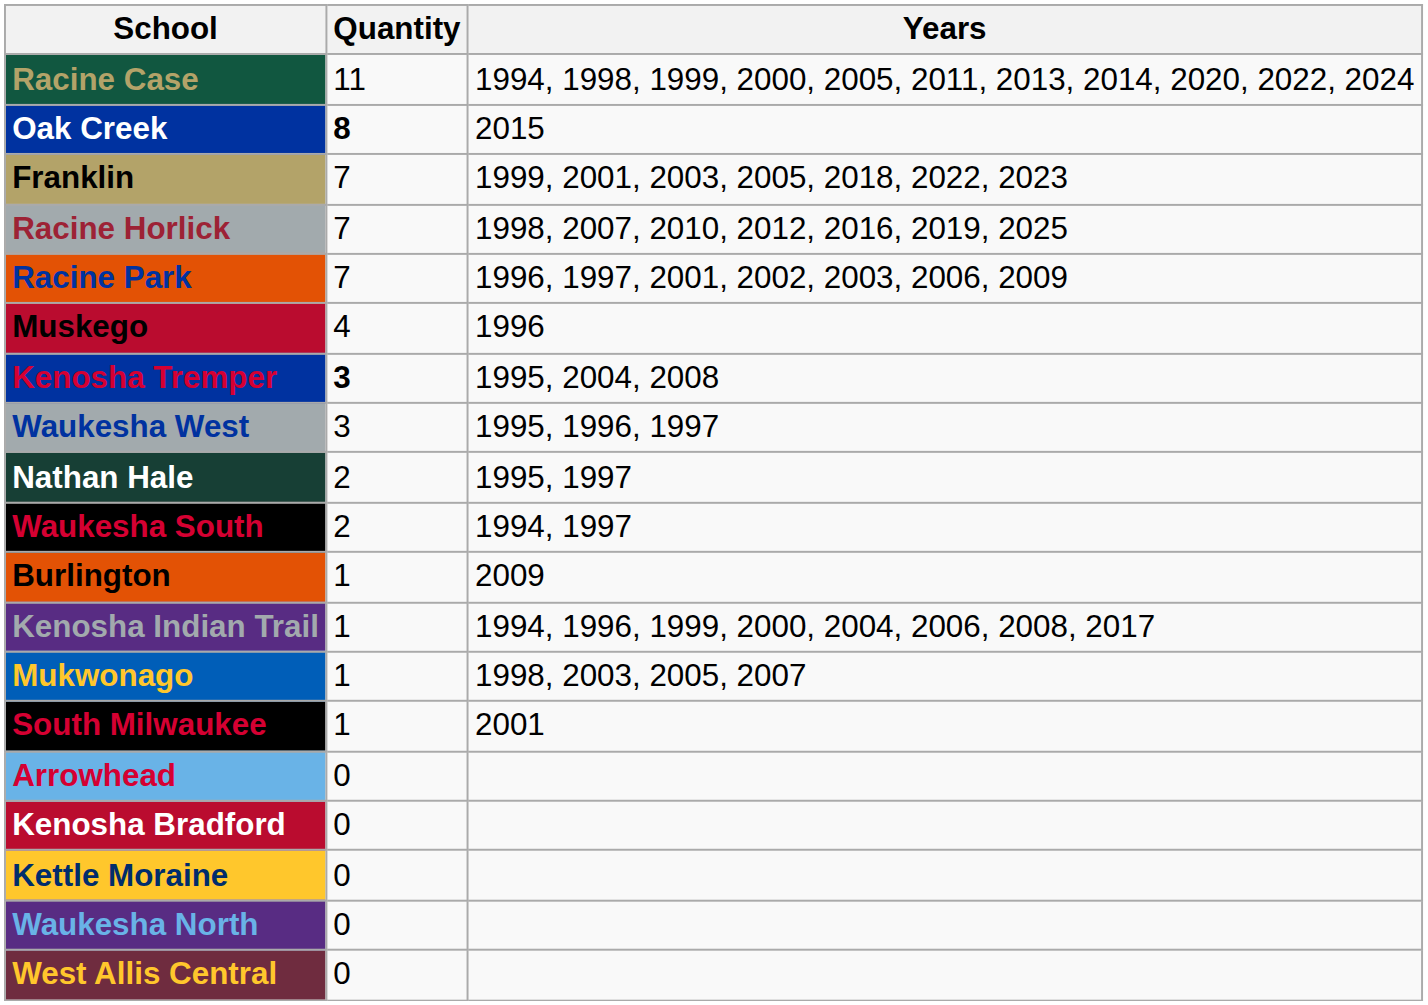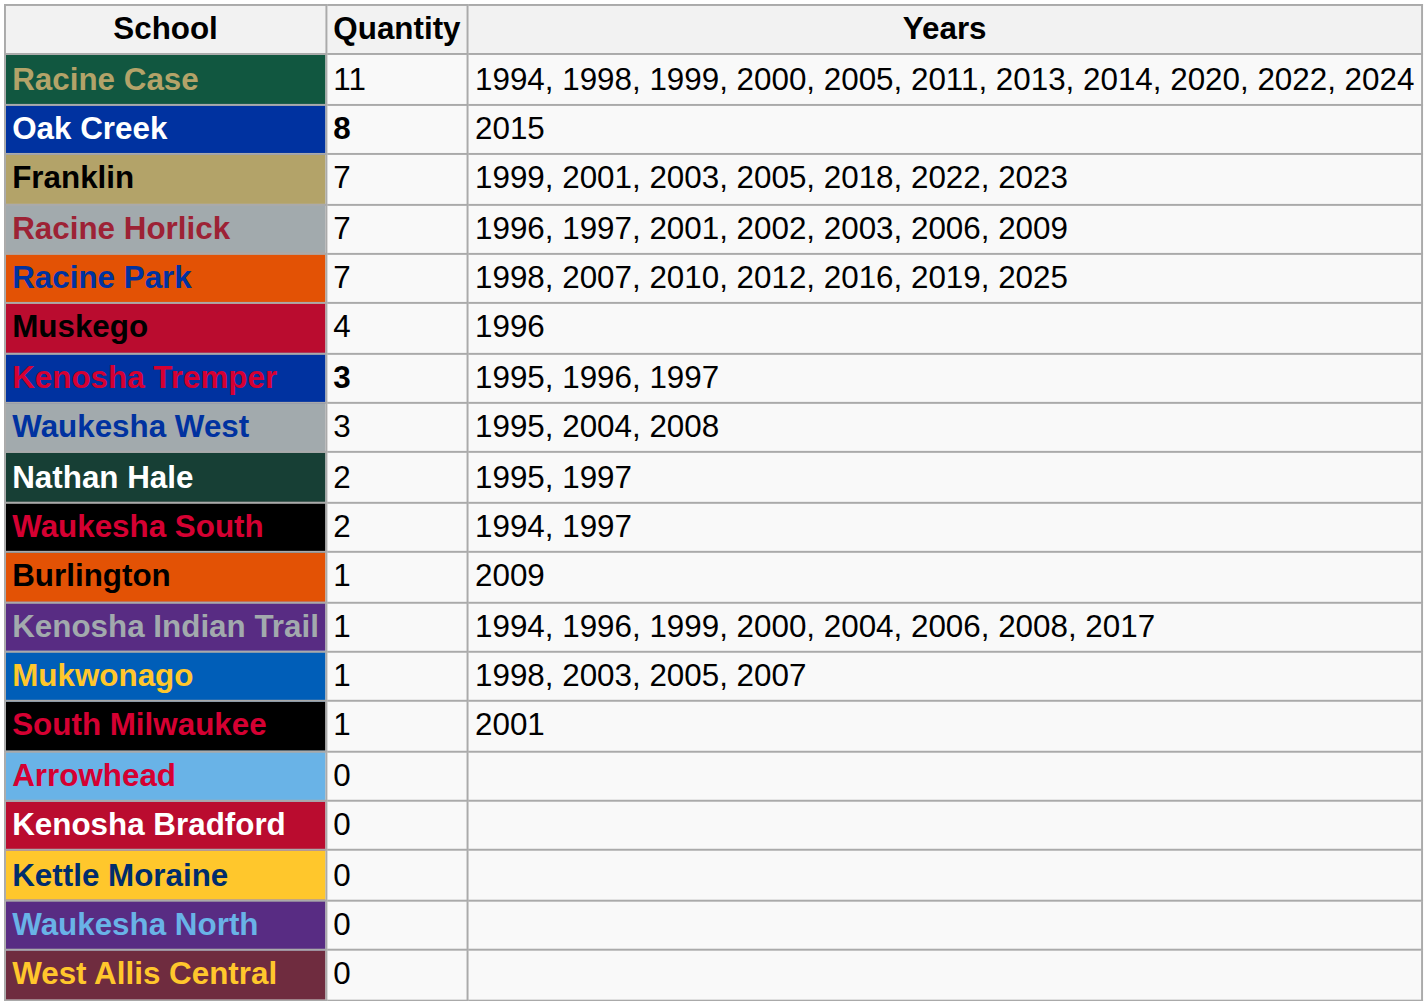(771, 228) 1998, 2007, 2010, 2012, 2016, 2019, 2025 -> (771, 228) 1996, 1997, 2001, 2002, 2003, 2006, 2009
(771, 278) 1996, 1997, 2001, 2002, 2003, 2006, 2009 -> (771, 278) 1998, 2007, 2010, 2012, 2016, 2019, 2025
(597, 377) 1995, 2004, 2008 -> (597, 377) 1995, 1996, 1997
(597, 427) 1995, 1996, 1997 -> (597, 427) 1995, 2004, 2008
